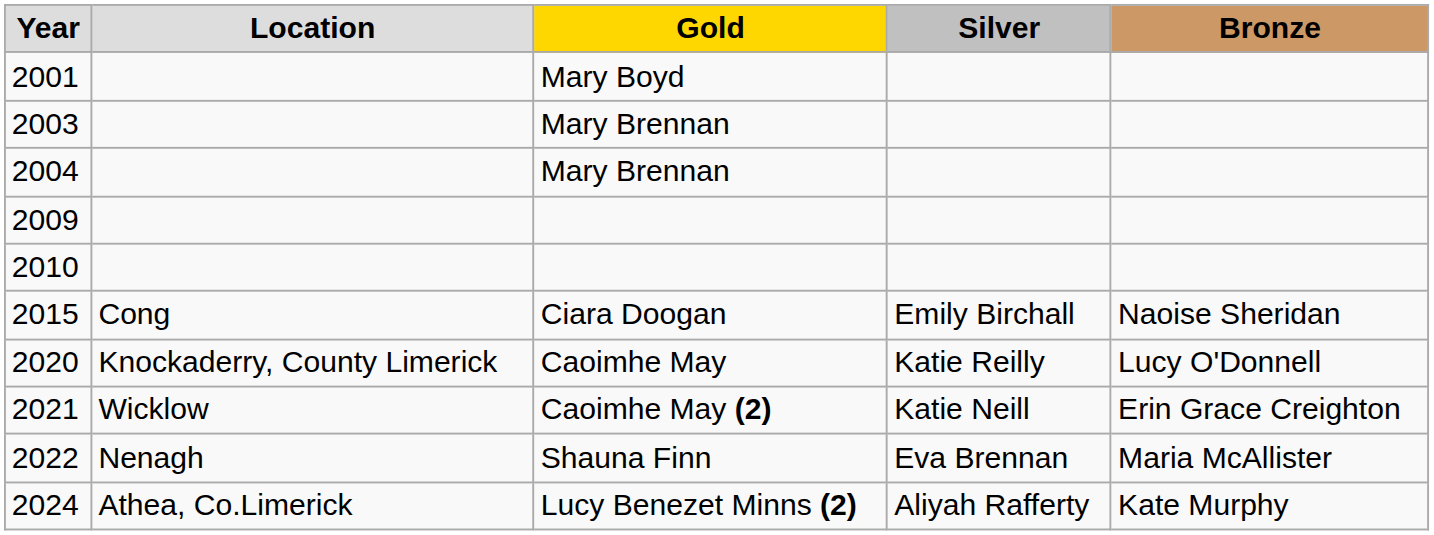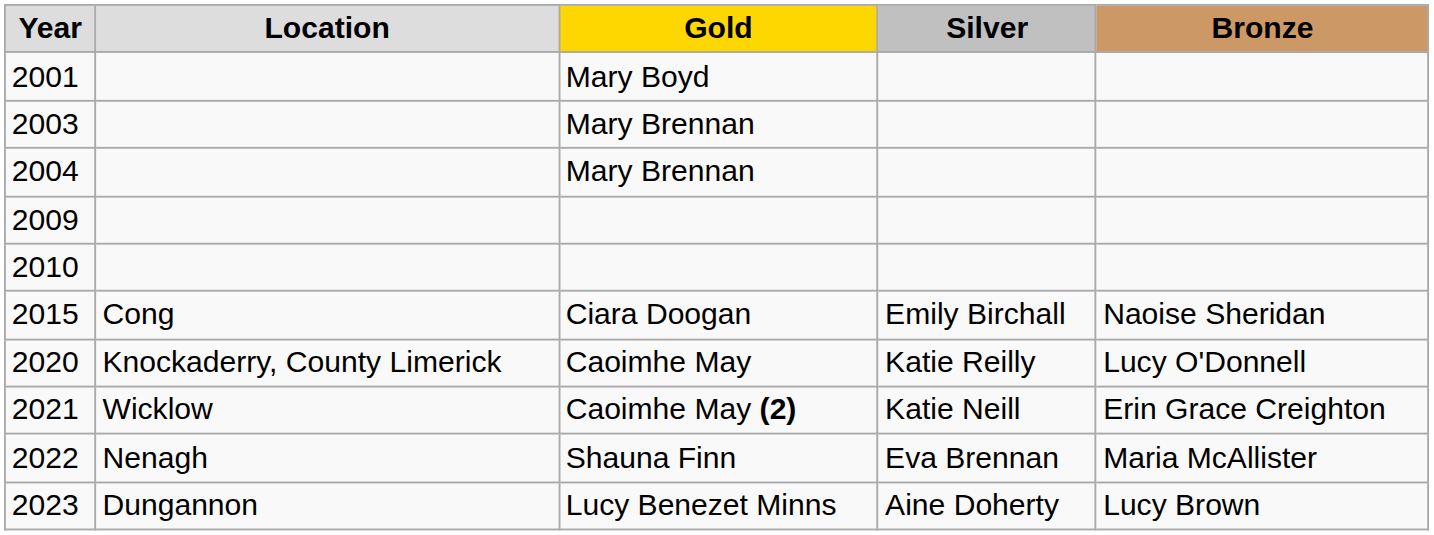+ row: (45, 505)
- row: (45, 505)
